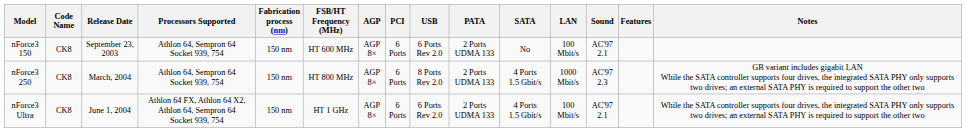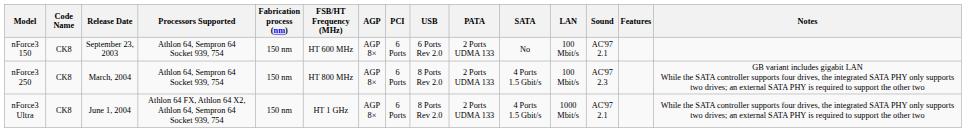(568, 77) 1000 Mbit/s -> (568, 77) 100 Mbit/s
(429, 110) 6 Ports Rev 2.0 -> (429, 110) 8 Ports Rev 2.0
(568, 110) 100 Mbit/s -> (568, 110) 1000 Mbit/s
